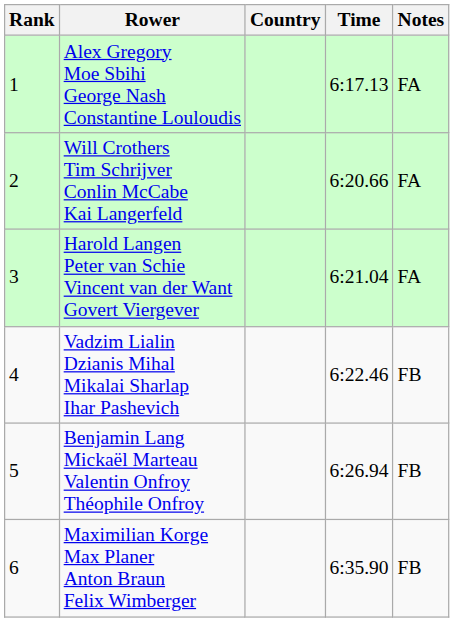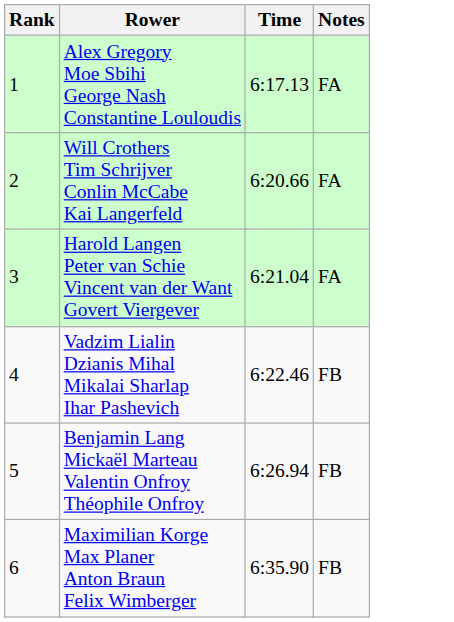- column: (285, 19)
